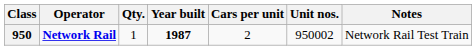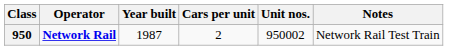- column: (133, 14)
(178, 34) bold -> (149, 34) normal
